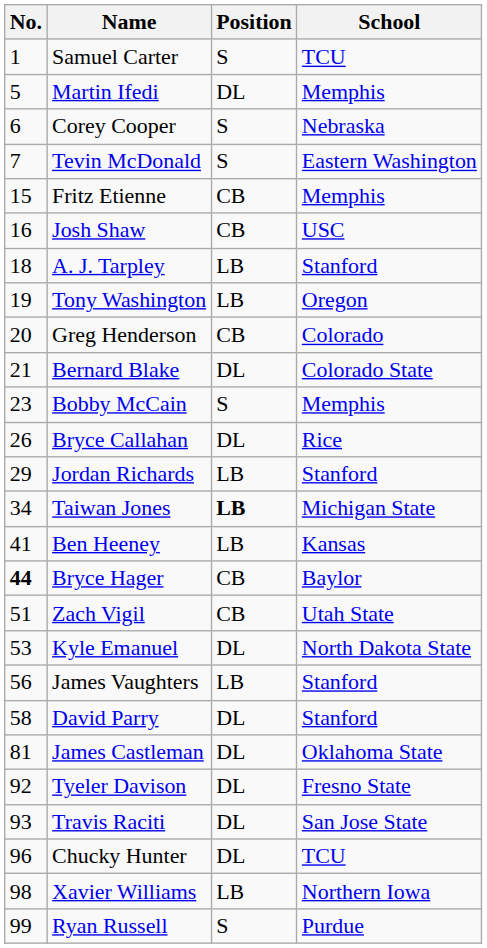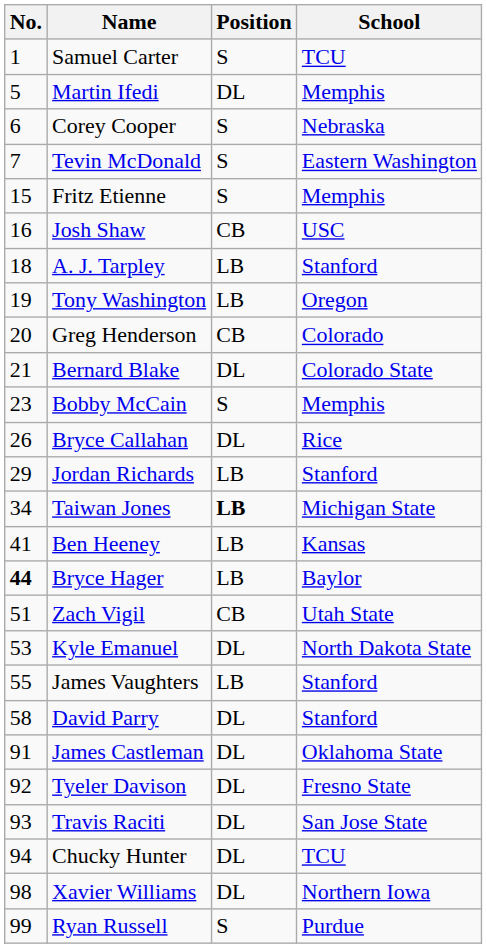(231, 195) CB -> (222, 195) S
(231, 578) CB -> (230, 578) LB
(21, 682) 56 -> (21, 682) 55
(21, 751) 81 -> (21, 751) 91
(21, 856) 96 -> (21, 856) 94
(230, 890) LB -> (231, 890) DL
